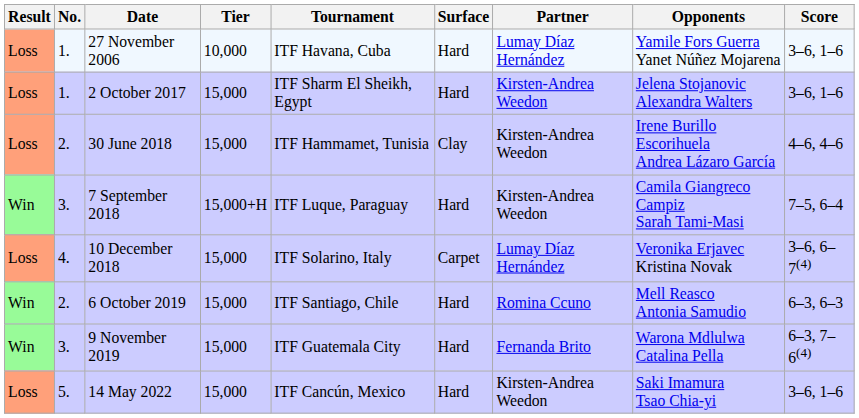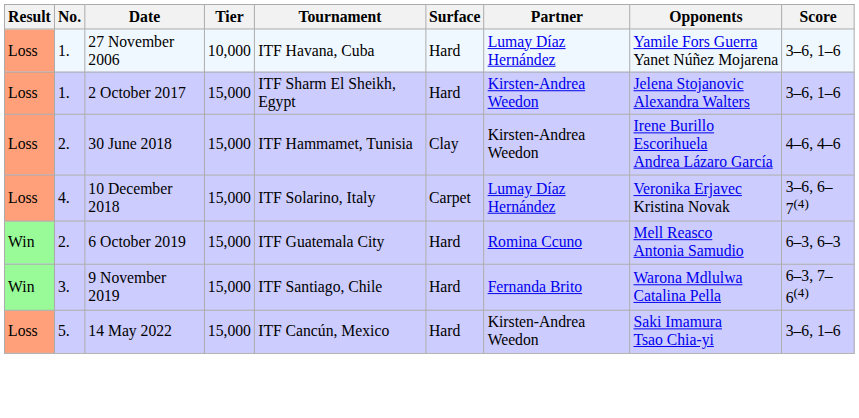- row: (128, 204)
(336, 302) ITF Santiago, Chile -> (321, 242) ITF Guatemala City
(337, 347) ITF Guatemala City -> (320, 287) ITF Santiago, Chile
